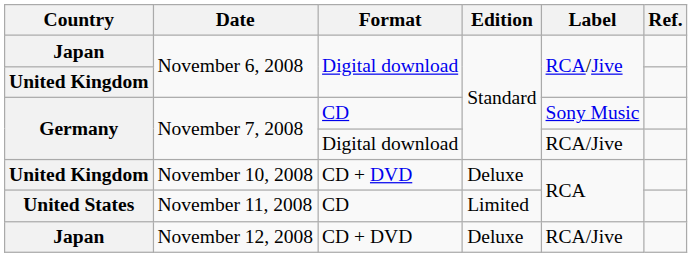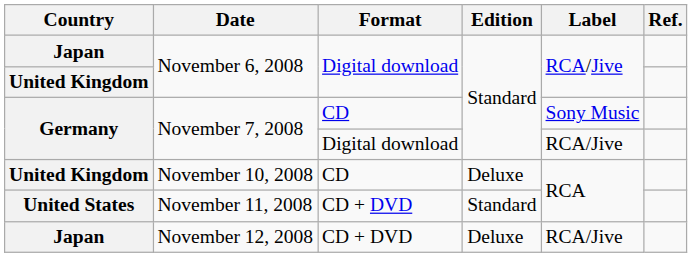(367, 174) CD + DVD -> (336, 174) CD
(336, 205) CD -> (367, 205) CD + DVD
(498, 205) Limited -> (502, 205) Standard
